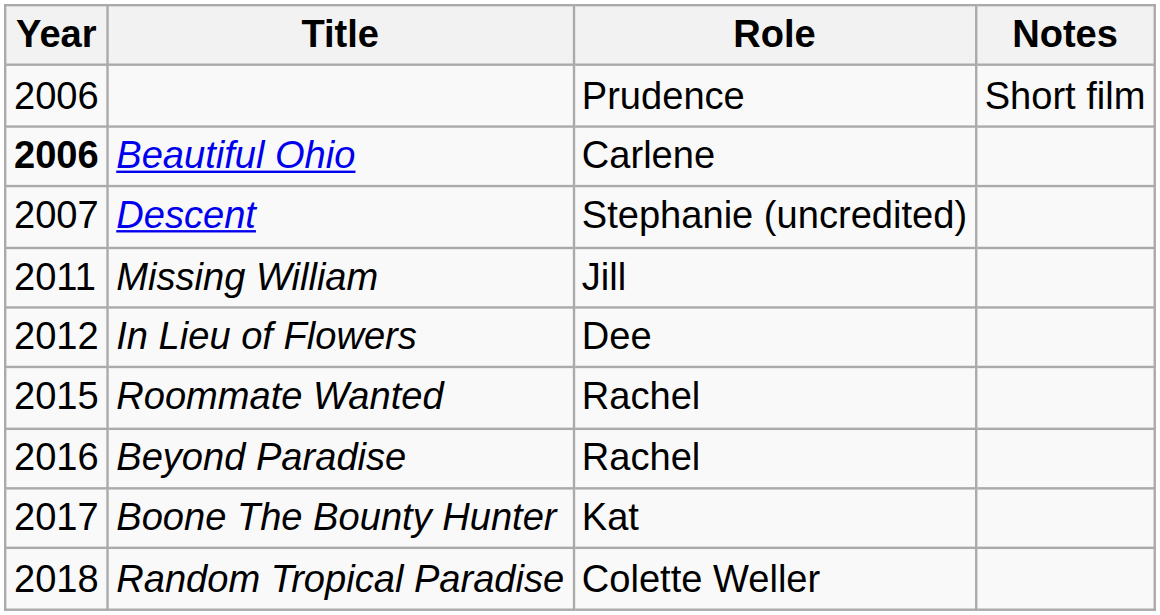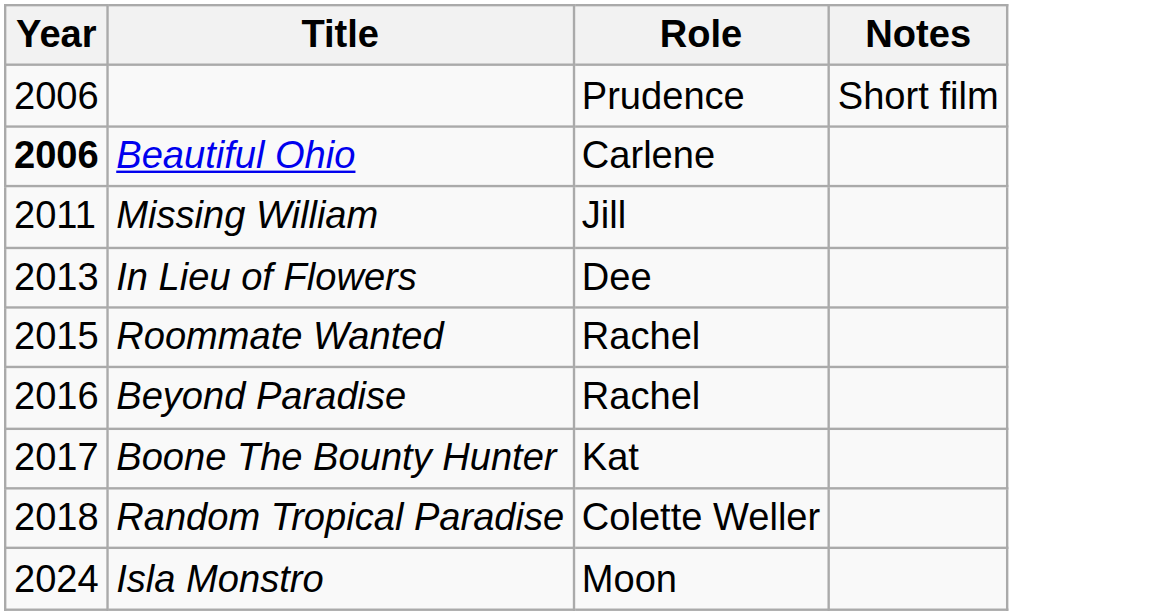- row: (186, 215)
(56, 336) 2012 -> (56, 276) 2013
+ row: (220, 578)
